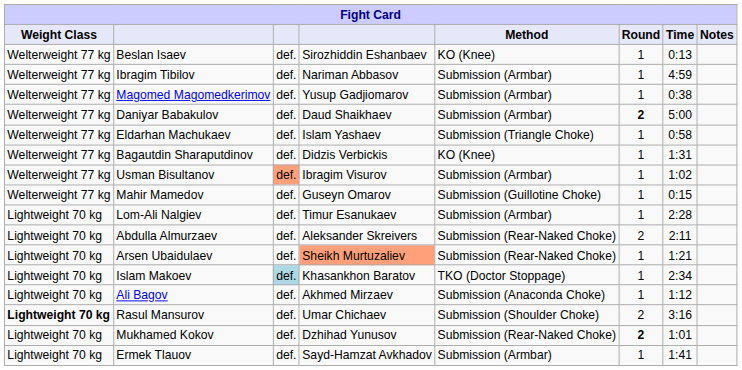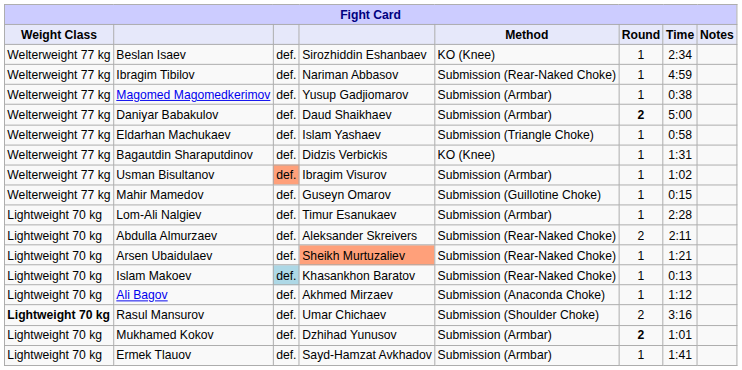(680, 54) 0:13 -> (680, 54) 2:34
(495, 74) Submission (Armbar) -> (527, 74) Submission (Rear-Naked Choke)
(501, 275) TKO (Doctor Stoppage) -> (527, 275) Submission (Rear-Naked Choke)
(680, 275) 2:34 -> (680, 275) 0:13
(527, 335) Submission (Rear-Naked Choke) -> (495, 335) Submission (Armbar)
